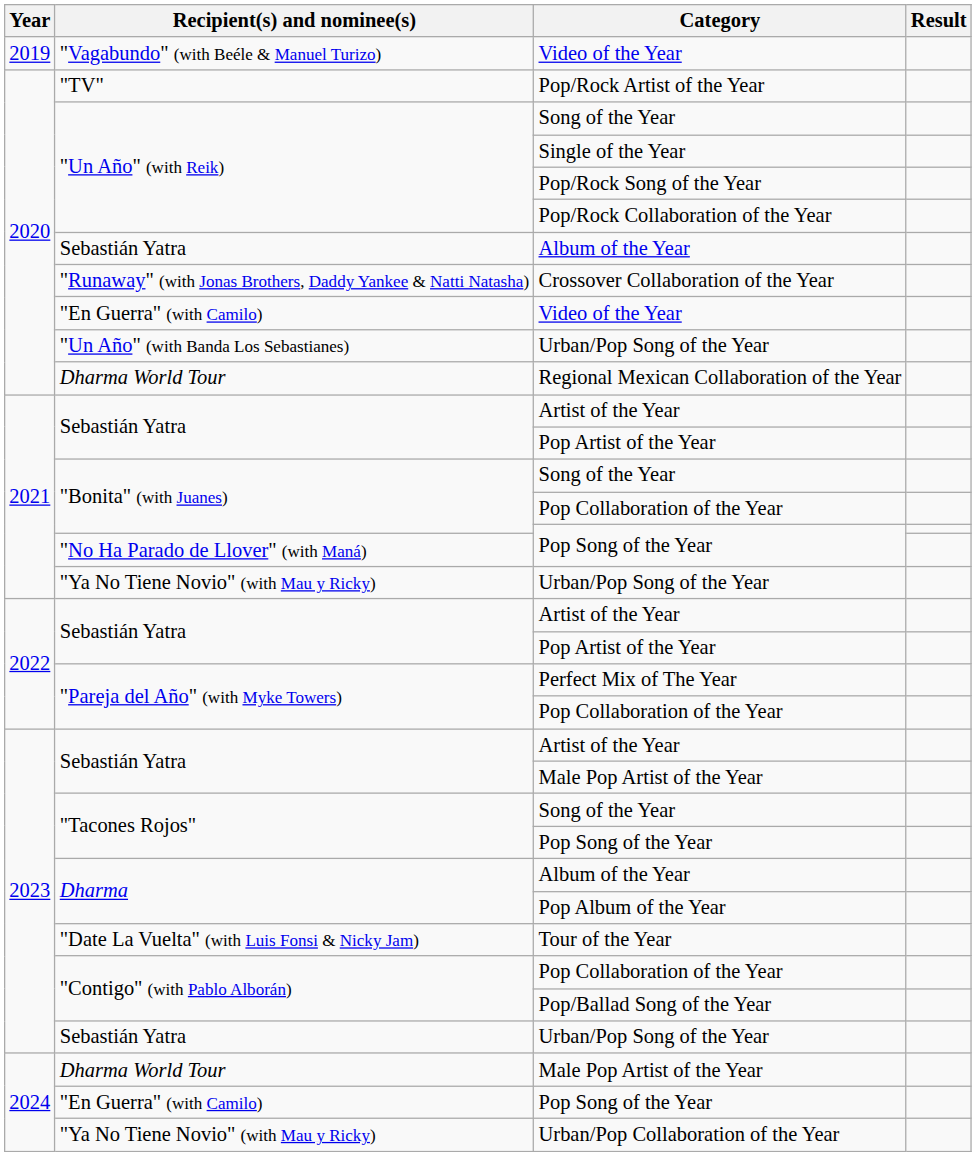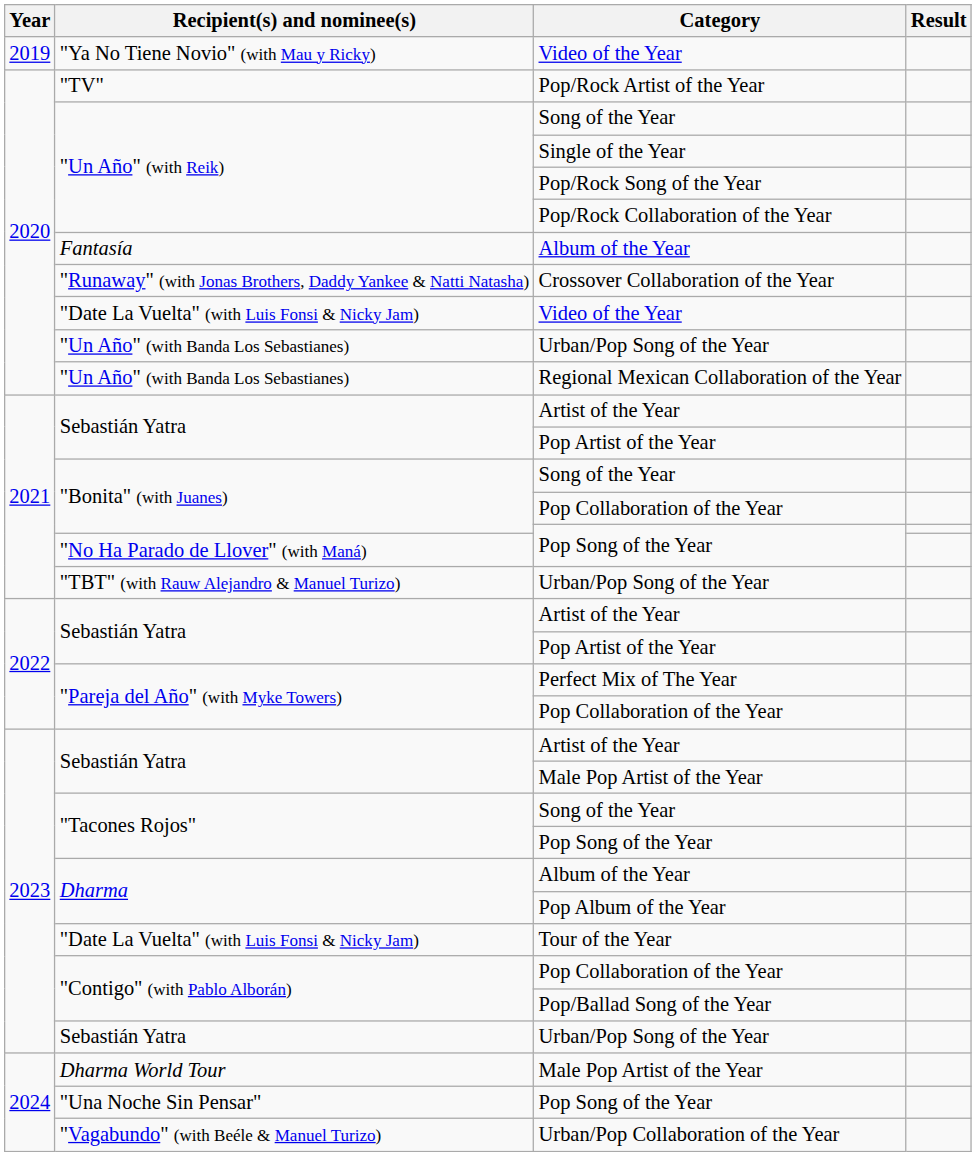(221, 53) "Vagabundo" (with Beéle & Manuel Turizo) -> (218, 53) "Ya No Tiene Novio" (with Mau y Ricky)
(123, 248) Sebastián Yatra -> (96, 248) Fantasía
(161, 313) "En Guerra" (with Camilo) -> (239, 313) "Date La Vuelta" (with Luis Fonsi & Nicky Jam)
(143, 378) Dharma World Tour -> (204, 378) "Un Año" (with Banda Los Sebastianes)
(218, 582) "Ya No Tiene Novio" (with Mau y Ricky) -> (230, 582) "TBT" (with Rauw Alejandro & Manuel Turizo)
(161, 1102) "En Guerra" (with Camilo) -> (161, 1102) "Una Noche Sin Pensar"
(218, 1134) "Ya No Tiene Novio" (with Mau y Ricky) -> (221, 1134) "Vagabundo" (with Beéle & Manuel Turizo)
